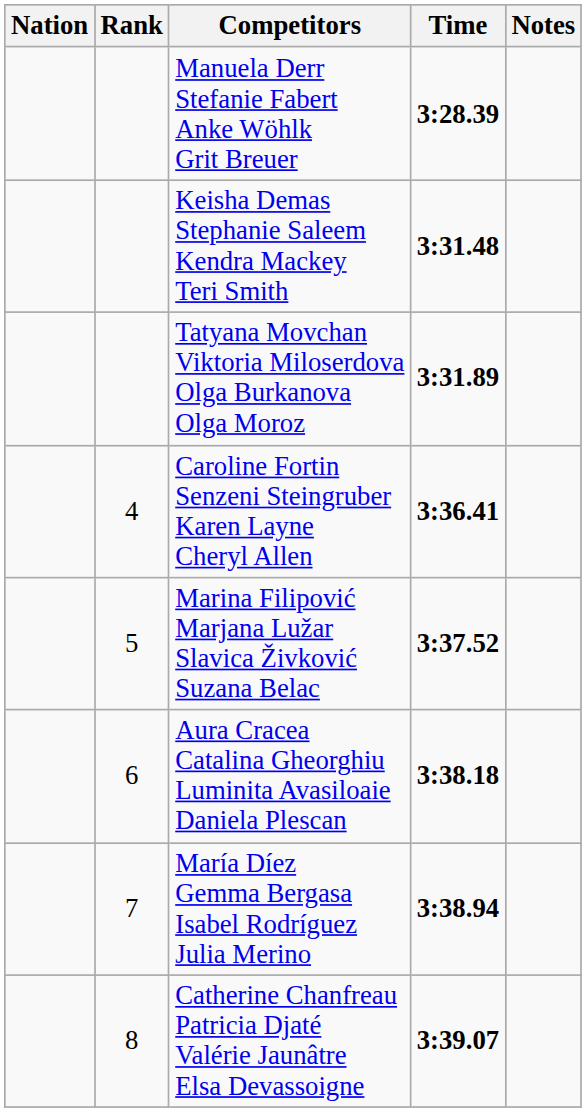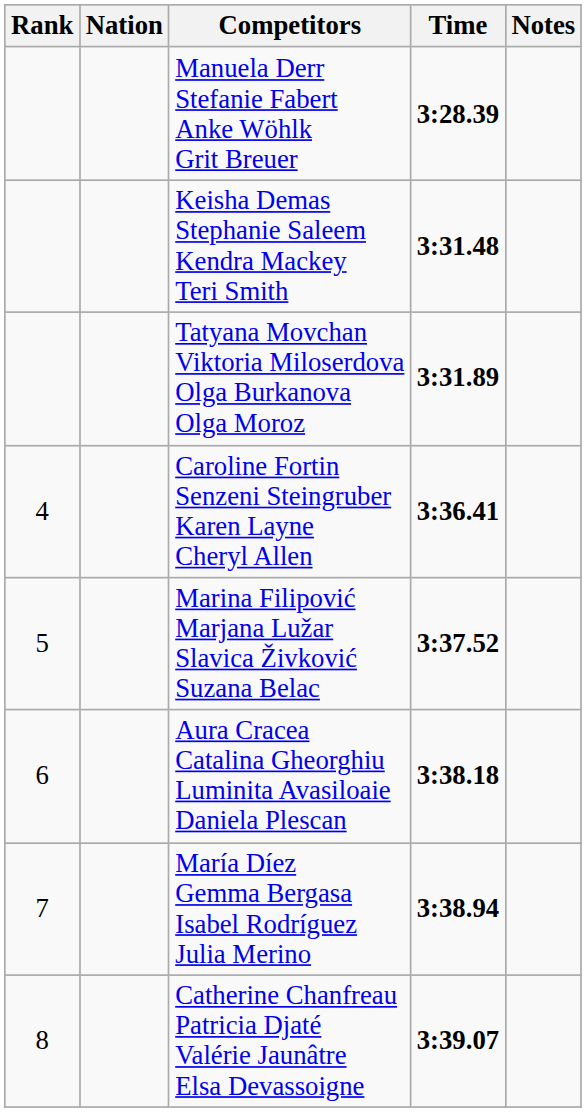columns swapped: (132, 25) <-> (50, 25)
